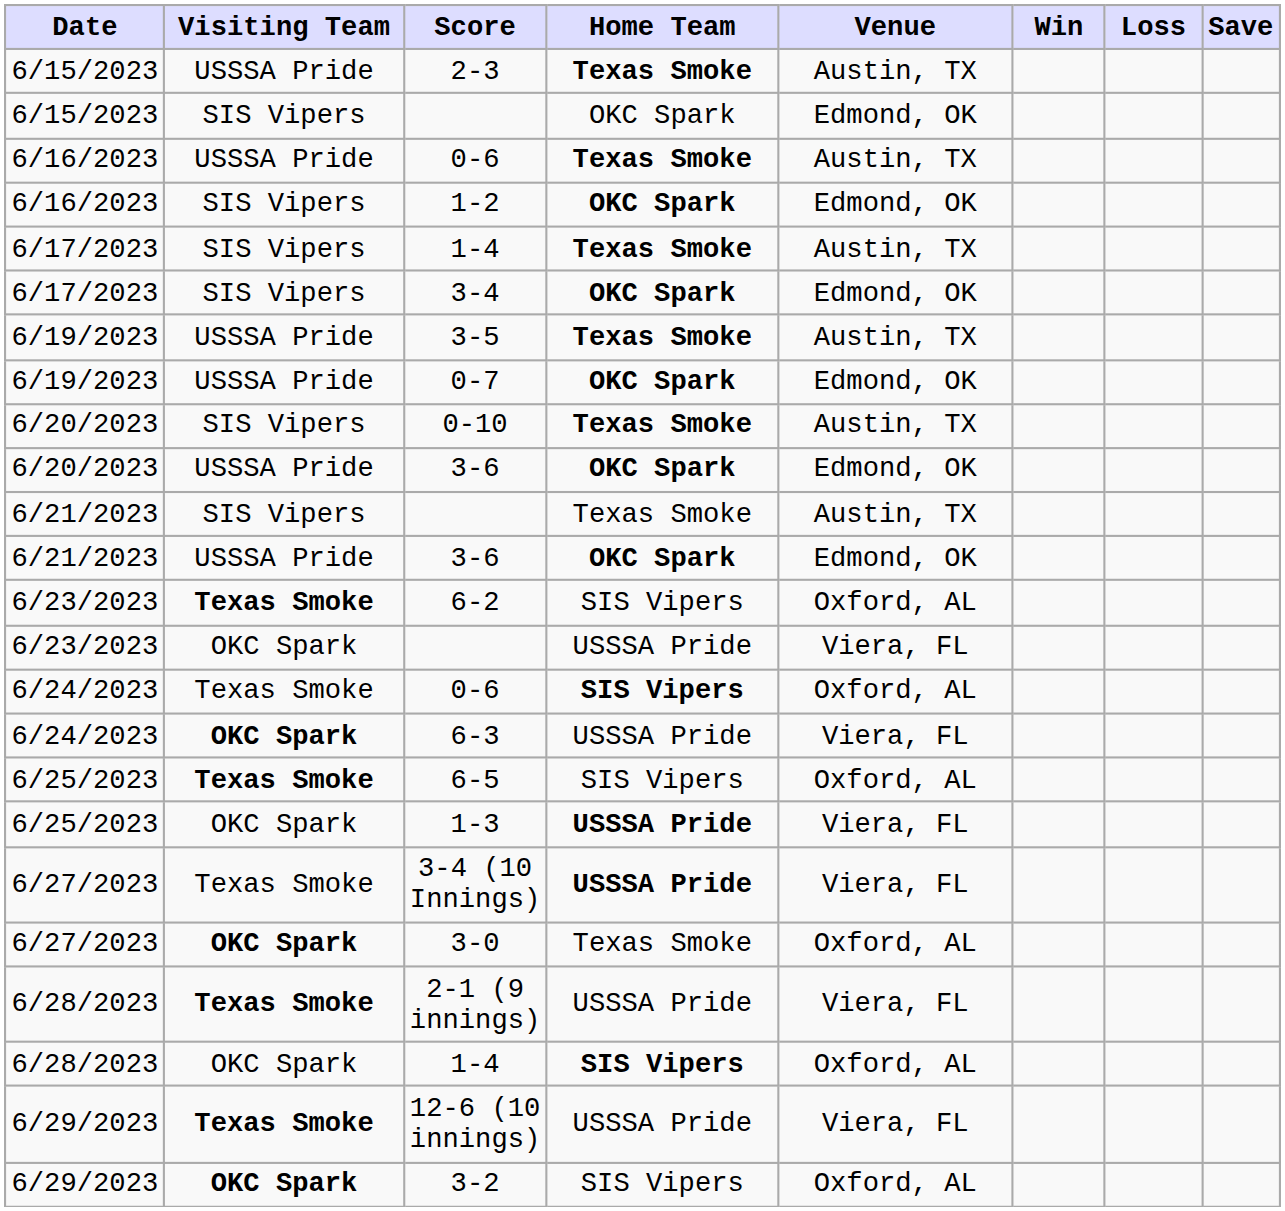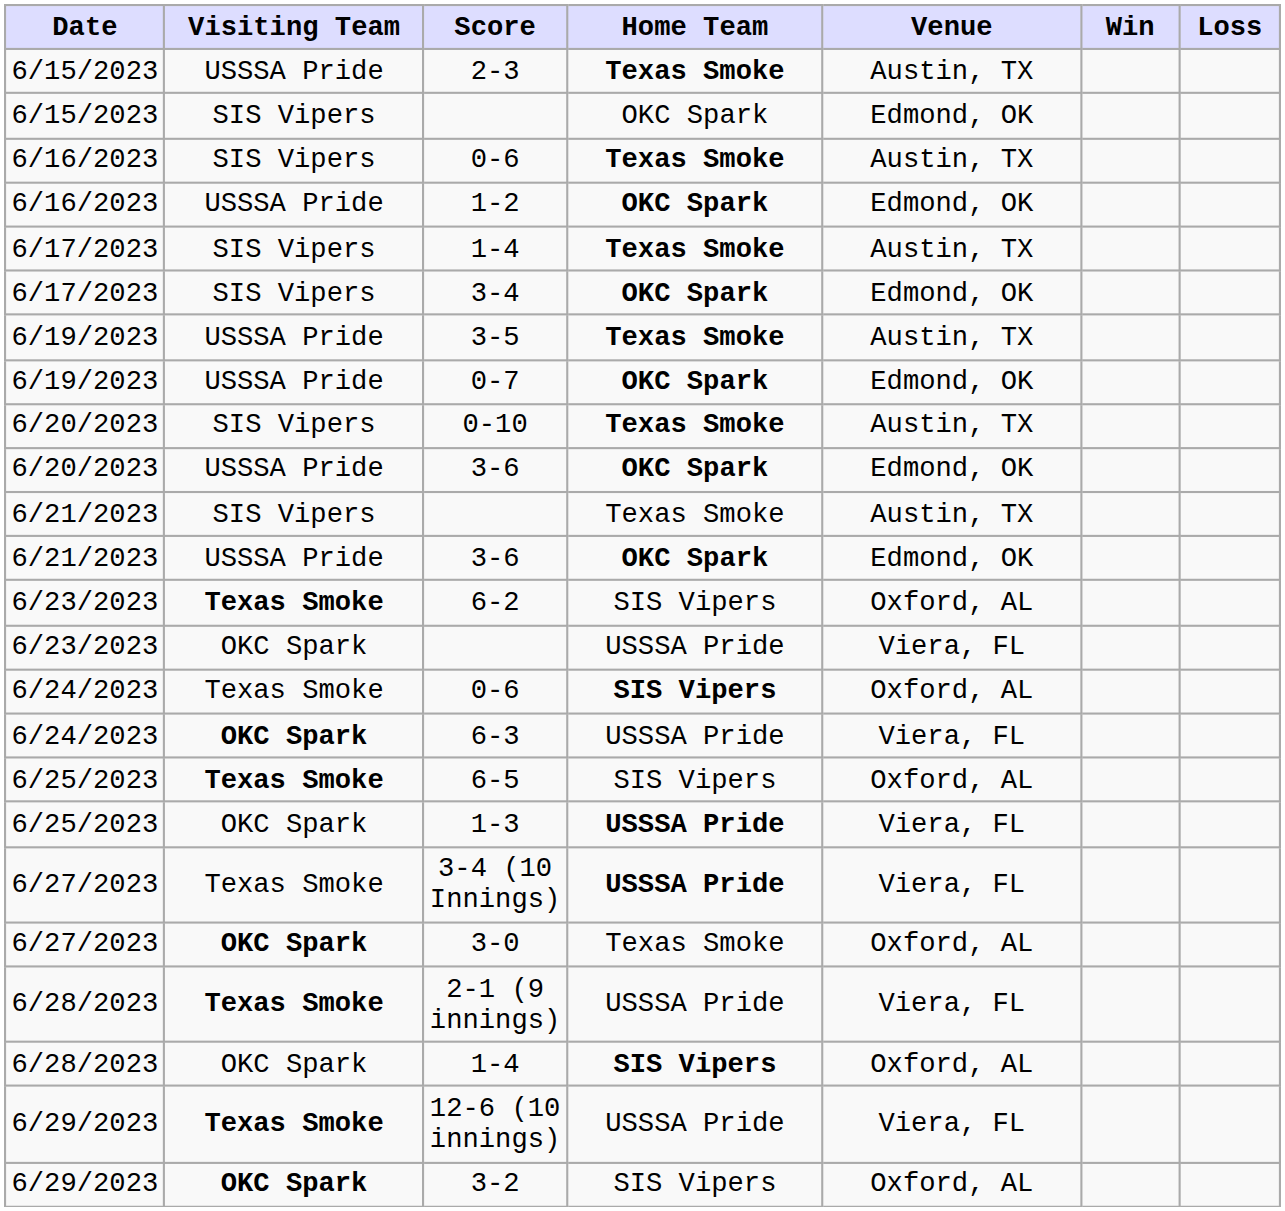- column: (1241, 27)
(284, 160) USSSA Pride -> (294, 160) SIS Vipers
(284, 204) SIS Vipers -> (294, 204) USSSA Pride
